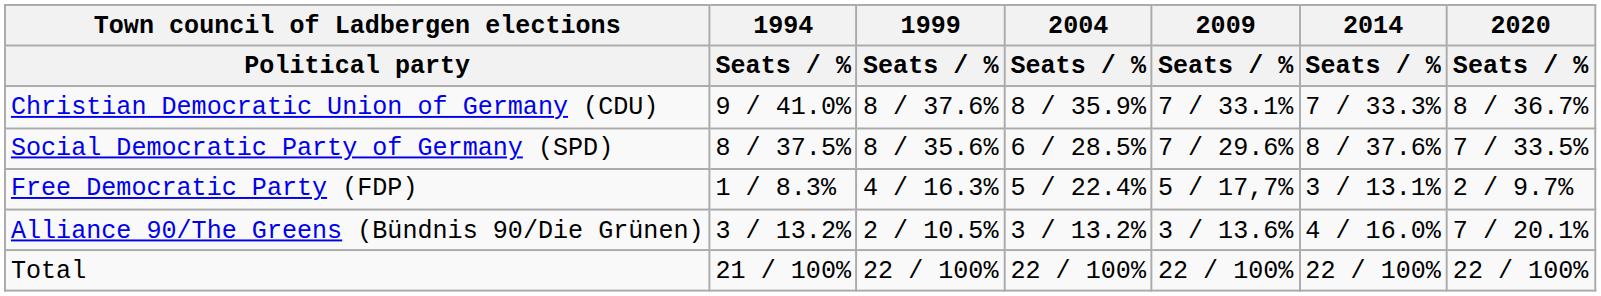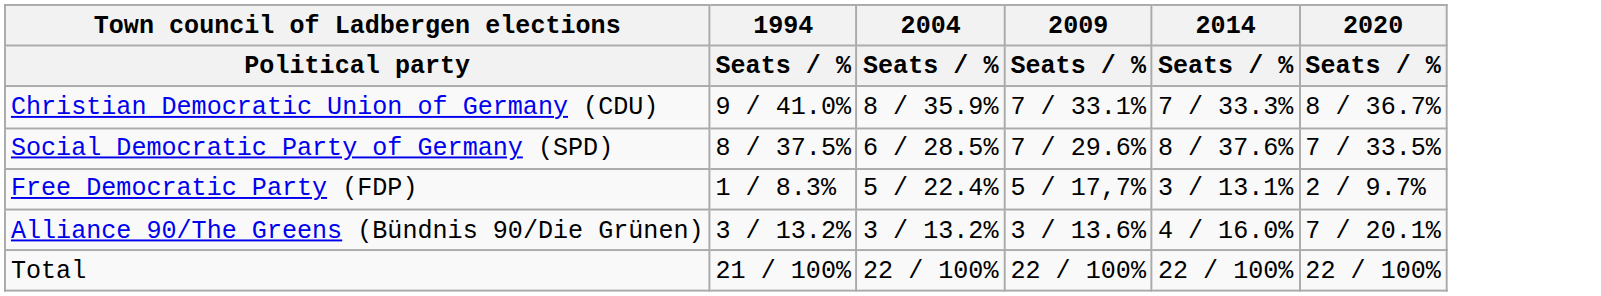- column: (931, 66)
